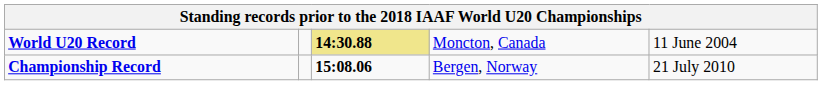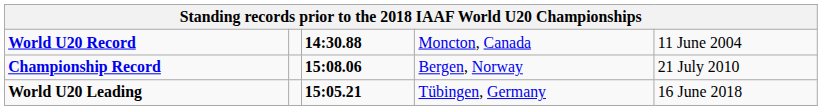(344, 42) khaki background -> (333, 42) no background
+ row: (75, 92)
